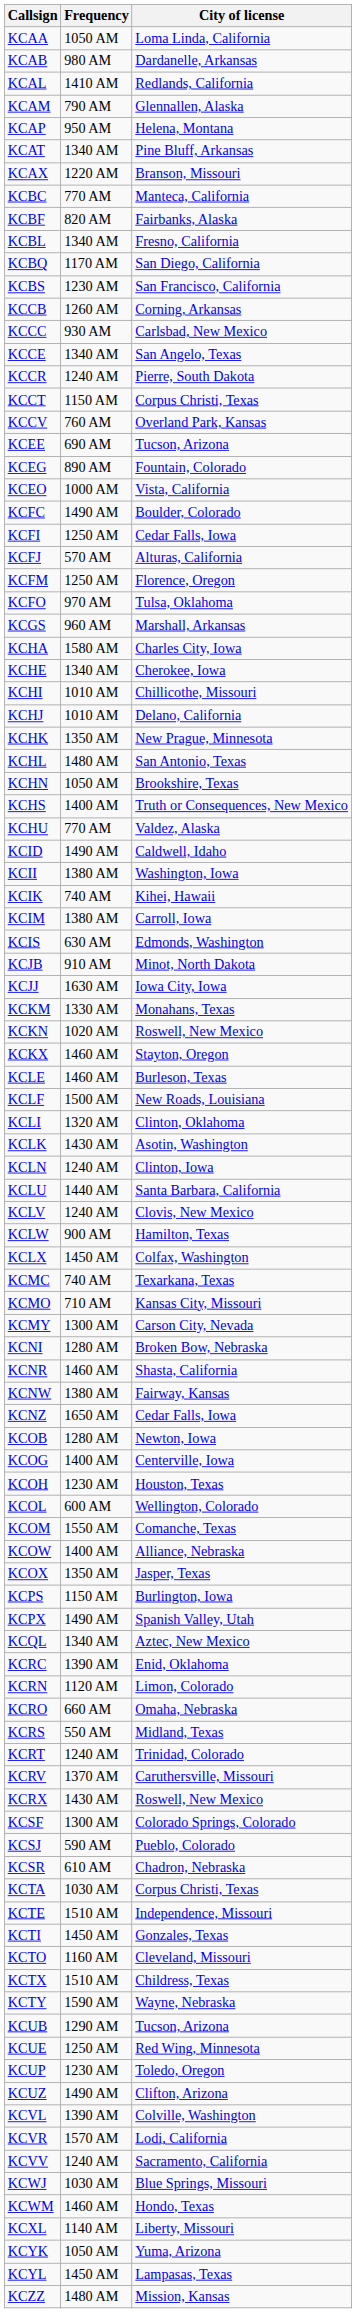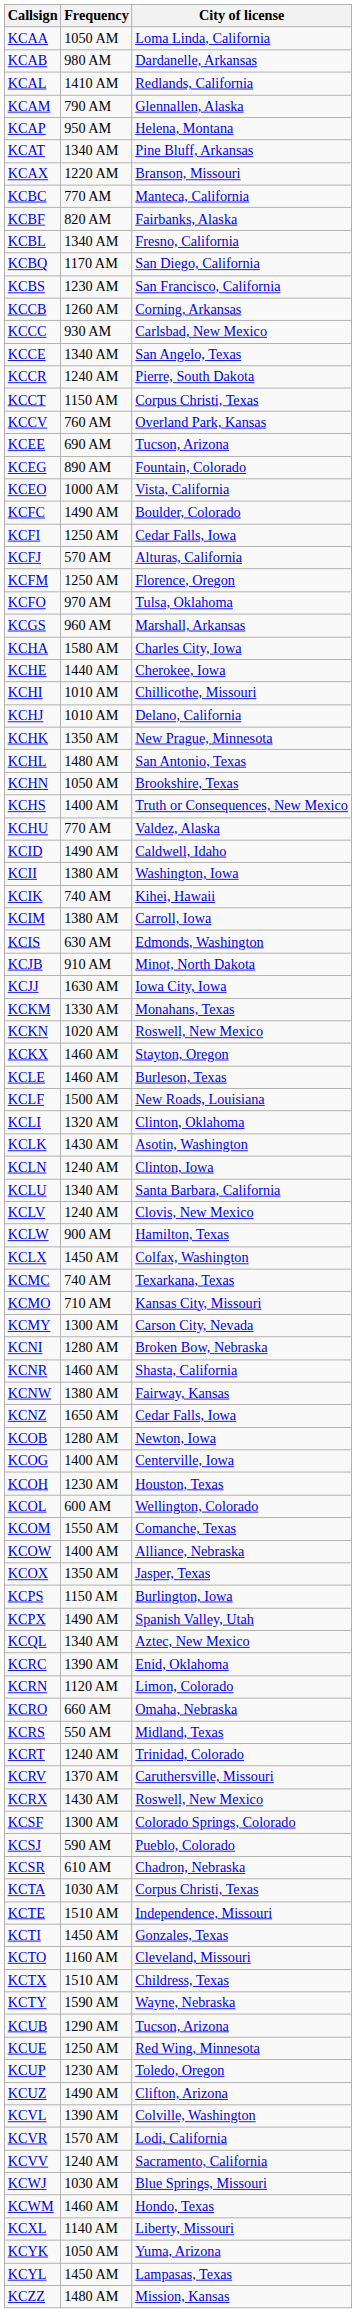(91, 670) 1340 AM -> (91, 670) 1440 AM
(91, 1190) 1440 AM -> (91, 1190) 1340 AM
